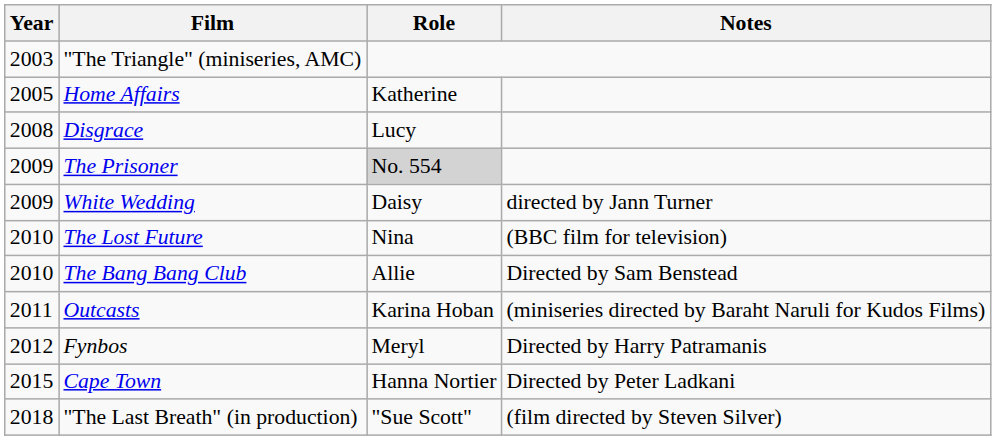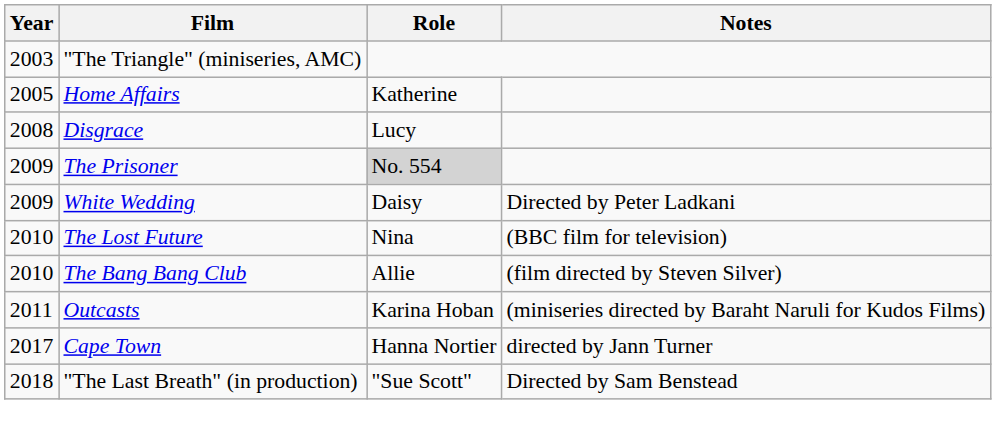(609, 202) directed by Jann Turner -> (621, 202) Directed by Peter Ladkani
(622, 273) Directed by Sam Benstead -> (644, 273) (film directed by Steven Silver)
- row: (95, 345)
(32, 381) 2015 -> (32, 345) 2017
(621, 381) Directed by Peter Ladkani -> (609, 345) directed by Jann Turner
(644, 417) (film directed by Steven Silver) -> (622, 381) Directed by Sam Benstead
